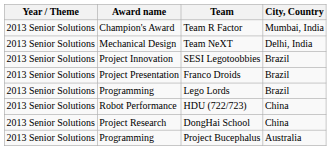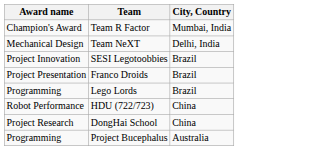- column: (51, 12)
